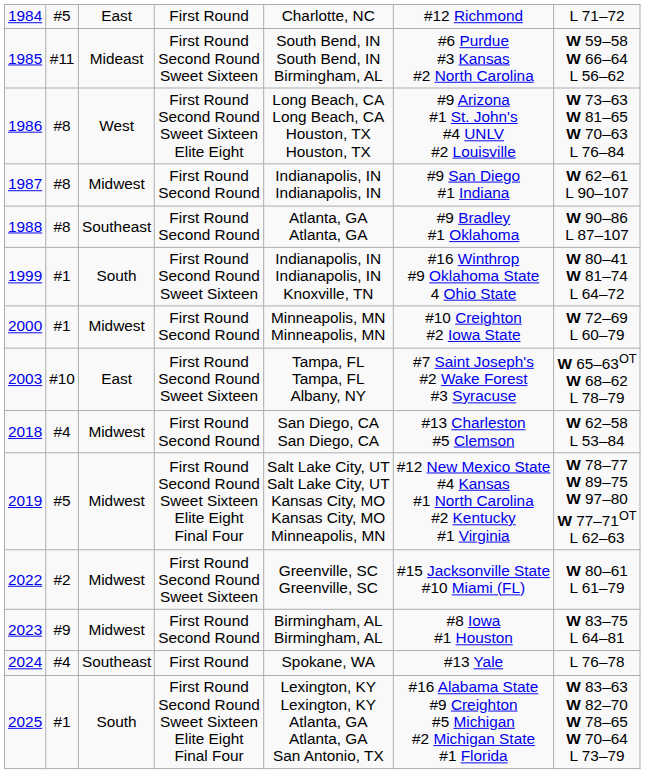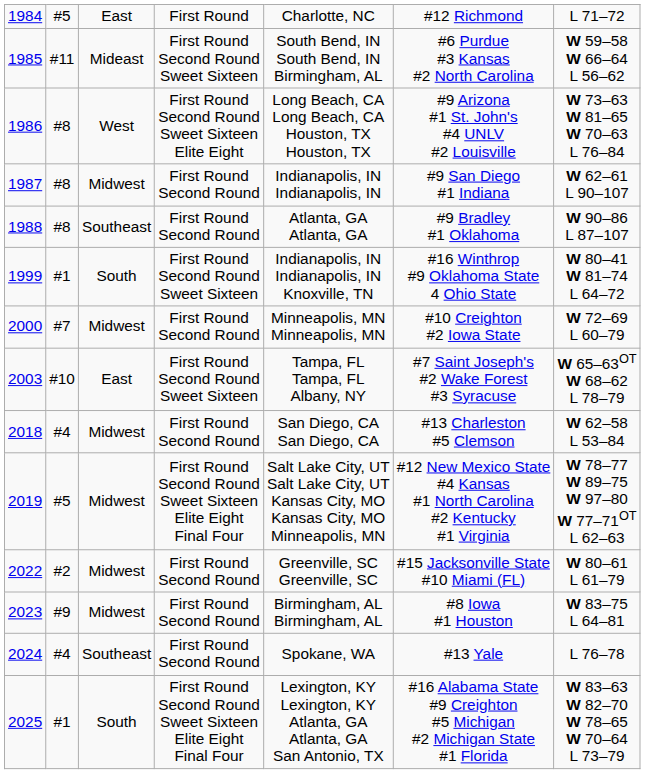(62, 326) #1 -> (62, 326) #7
(209, 579) First Round Second Round Sweet Sixteen -> (209, 570) First Round Second Round
(209, 662) First Round -> (209, 654) First Round Second Round
